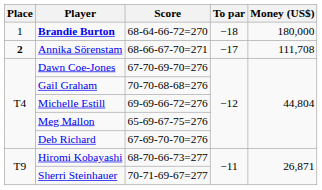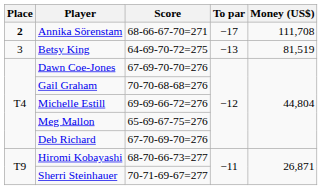- row: (76, 31)
+ row: (64, 49)
(168, 67) 67-70-69-70=276 -> (168, 67) 67-69-70-70=276
(168, 139) 67-69-70-70=276 -> (168, 139) 67-70-69-70=276
